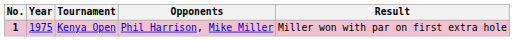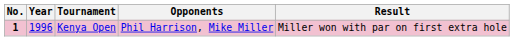(41, 28) 1975 -> (41, 28) 1996
